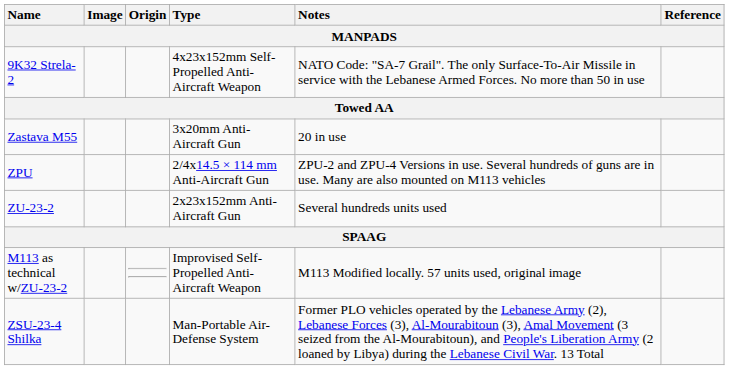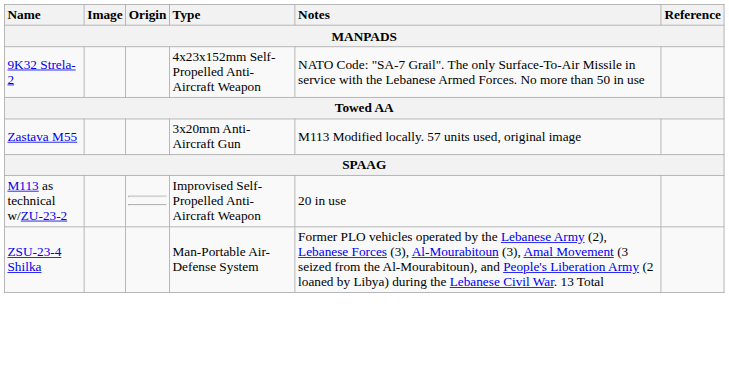(322, 136) 20 in use -> (440, 136) M113 Modified locally. 57 units used, original image
- row: (20, 172)
- row: (31, 208)
(440, 273) M113 Modified locally. 57 units used, original image -> (322, 201) 20 in use
